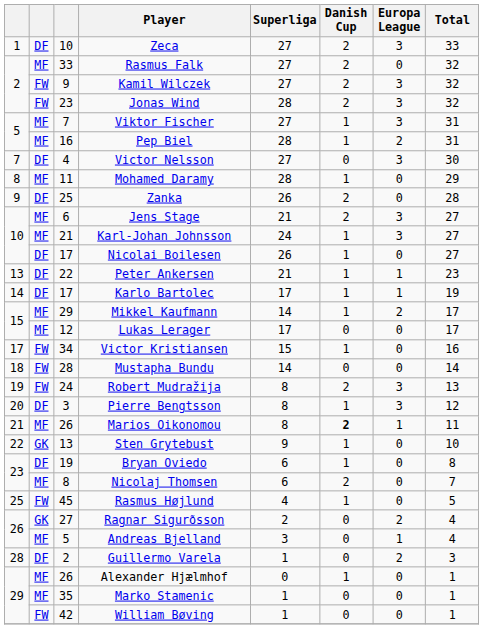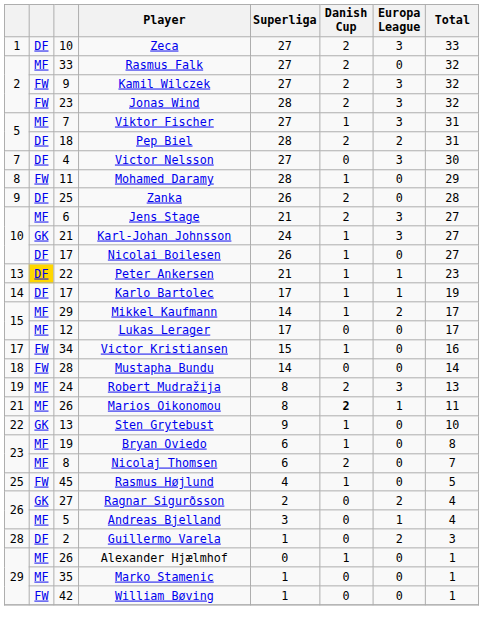(41, 141) MF -> (41, 141) DF
(66, 141) 16 -> (66, 141) 18
(346, 141) 1 -> (346, 141) 2
(41, 179) MF -> (41, 179) FW
(41, 236) MF -> (41, 236) GK
(41, 274) no background -> (41, 274) gold background
(41, 387) FW -> (41, 387) MF
- row: (164, 406)
(41, 463) DF -> (41, 444) MF
